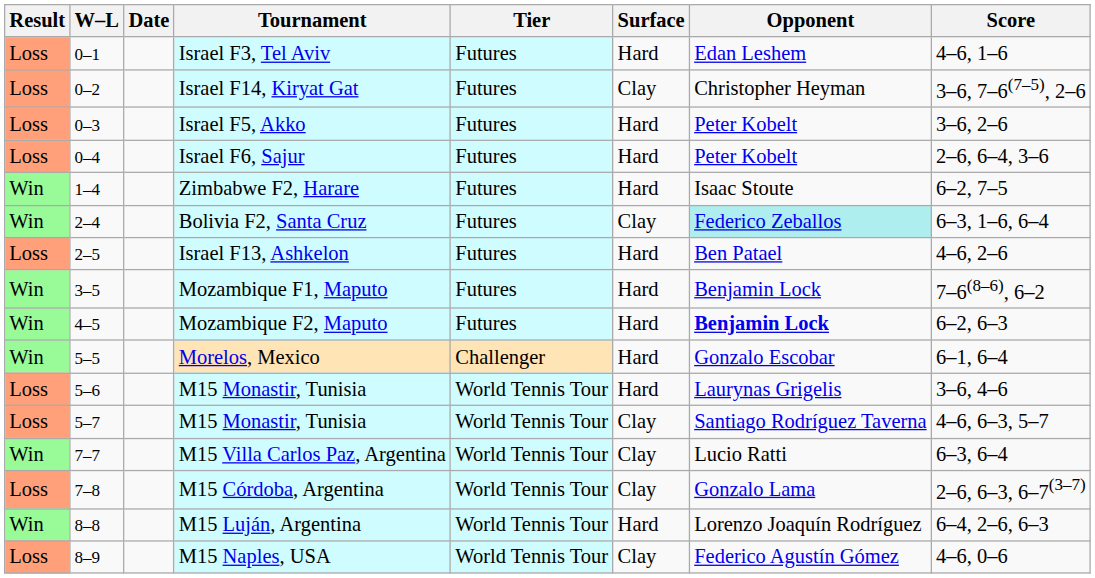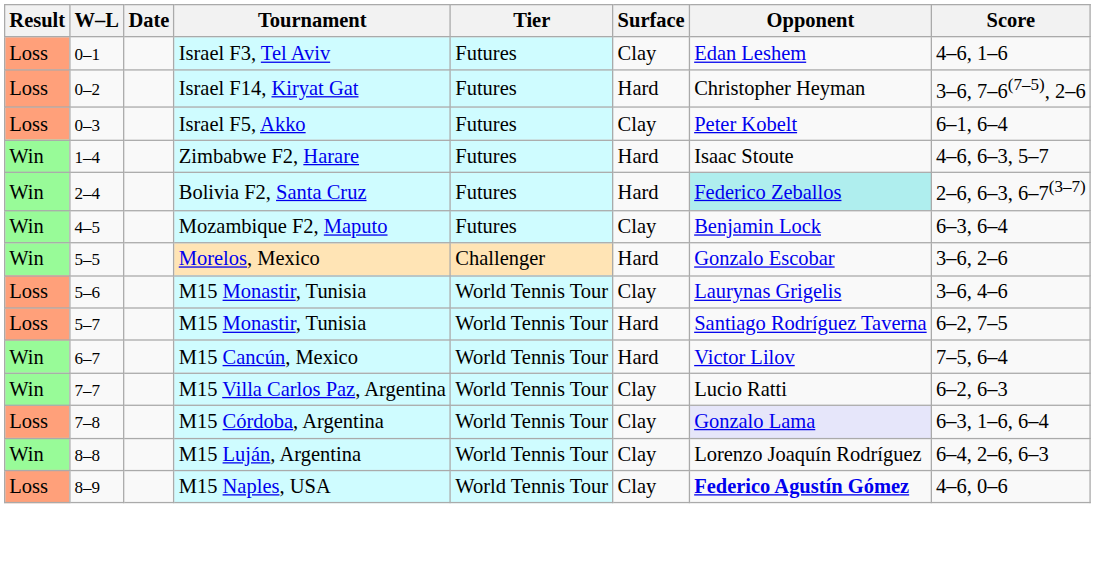(638, 53) Hard -> (637, 53) Clay
(637, 88) Clay -> (638, 88) Hard
(638, 123) Hard -> (637, 123) Clay
(972, 123) 3–6, 2–6 -> (972, 123) 6–1, 6–4
- row: (87, 157)
(972, 188) 6–2, 7–5 -> (992, 156) 4–6, 6–3, 5–7
(637, 221) Clay -> (638, 191) Hard
(992, 221) 6–3, 1–6, 6–4 -> (1011, 191) 2–6, 6–3, 6–7(3–7)
- row: (87, 254)
- row: (87, 290)
(638, 324) Hard -> (637, 226) Clay
(762, 324) bold -> (758, 226) normal
(972, 324) 6–2, 6–3 -> (972, 226) 6–3, 6–4
(972, 356) 6–1, 6–4 -> (972, 259) 3–6, 2–6
(638, 389) Hard -> (637, 291) Clay
(637, 421) Clay -> (638, 324) Hard
(992, 421) 4–6, 6–3, 5–7 -> (972, 324) 6–2, 7–5
+ row: (87, 357)
(972, 454) 6–3, 6–4 -> (972, 389) 6–2, 6–3
(755, 489) no background -> (755, 421) lavender background
(1011, 489) 2–6, 6–3, 6–7(3–7) -> (992, 421) 6–3, 1–6, 6–4
(638, 524) Hard -> (637, 454) Clay
(797, 557) normal -> (802, 486) bold
